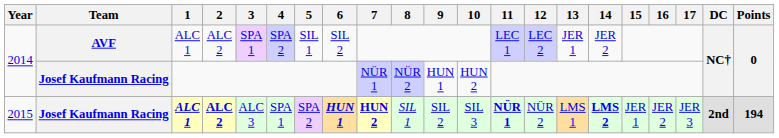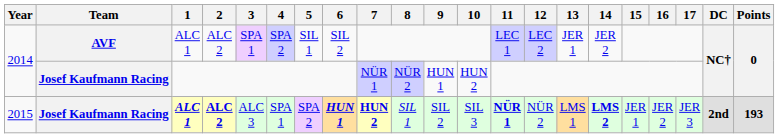(754, 114) 194 -> (754, 114) 193
